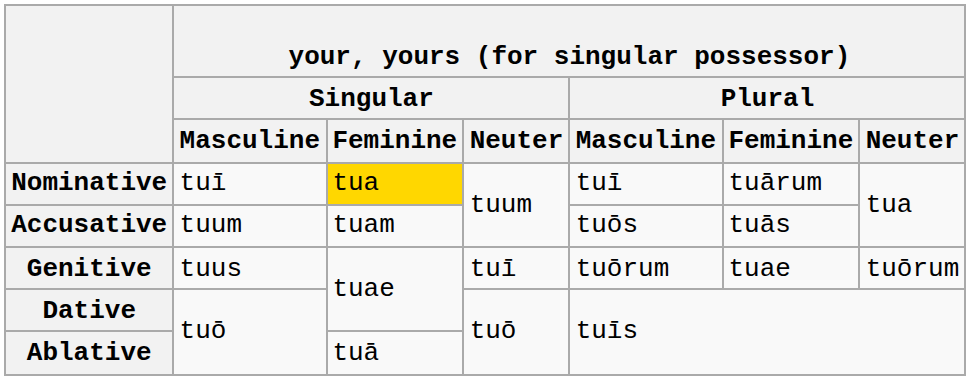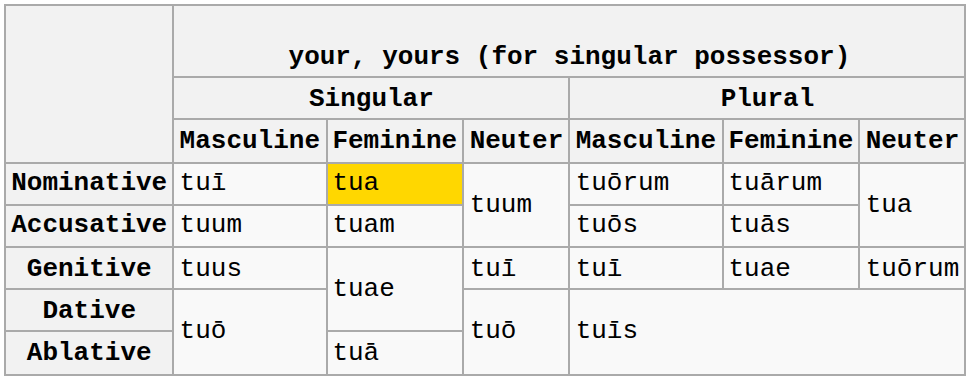(599, 183) tuī -> (622, 183) tuōrum
(622, 268) tuōrum -> (599, 268) tuī
